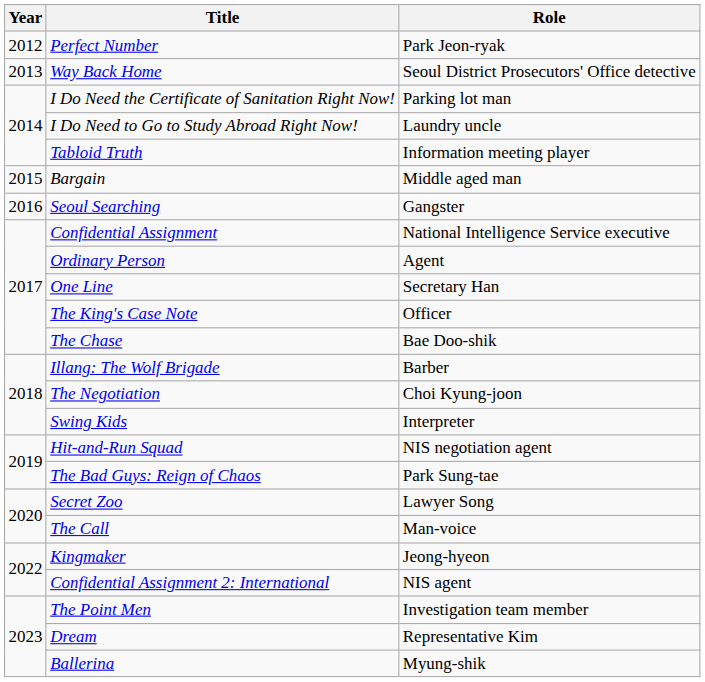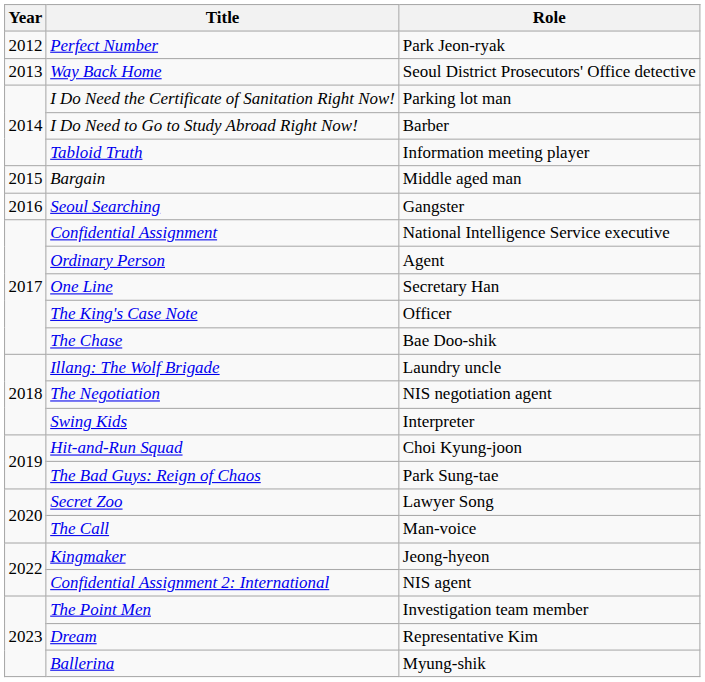(452, 125) Laundry uncle -> (426, 125) Barber
(426, 367) Barber -> (452, 367) Laundry uncle
(462, 394) Choi Kyung-joon -> (477, 394) NIS negotiation agent
(477, 448) NIS negotiation agent -> (462, 448) Choi Kyung-joon
